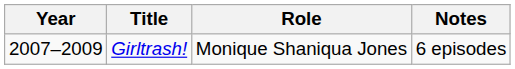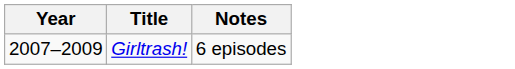- column: (301, 19)
